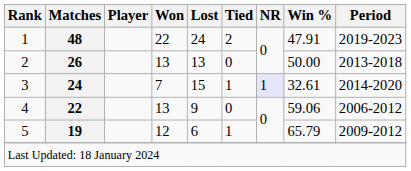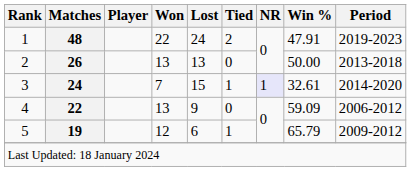(304, 108) 59.06 -> (304, 108) 59.09
